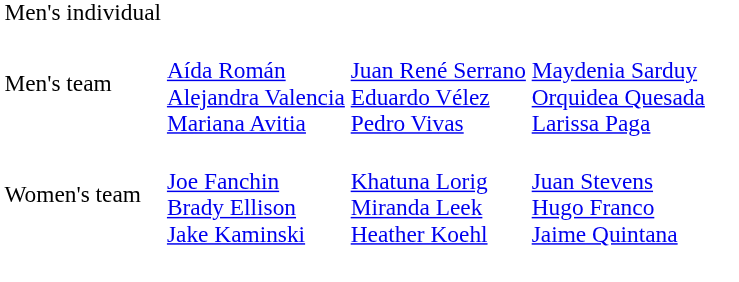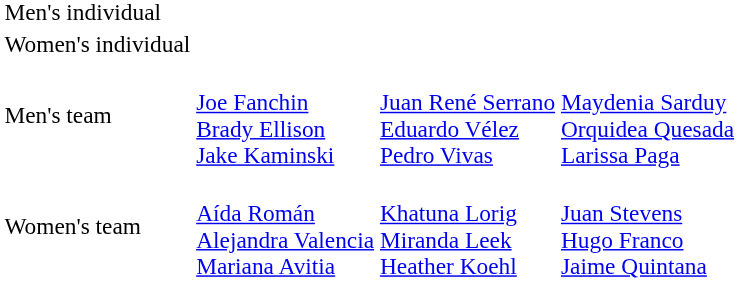+ row: (97, 44)
(256, 96) Aída Román Alejandra Valencia Mariana Avitia -> (265, 129) Joe Fanchin Brady Ellison Jake Kaminski
(236, 207) Joe Fanchin Brady Ellison Jake Kaminski -> (285, 240) Aída Román Alejandra Valencia Mariana Avitia
